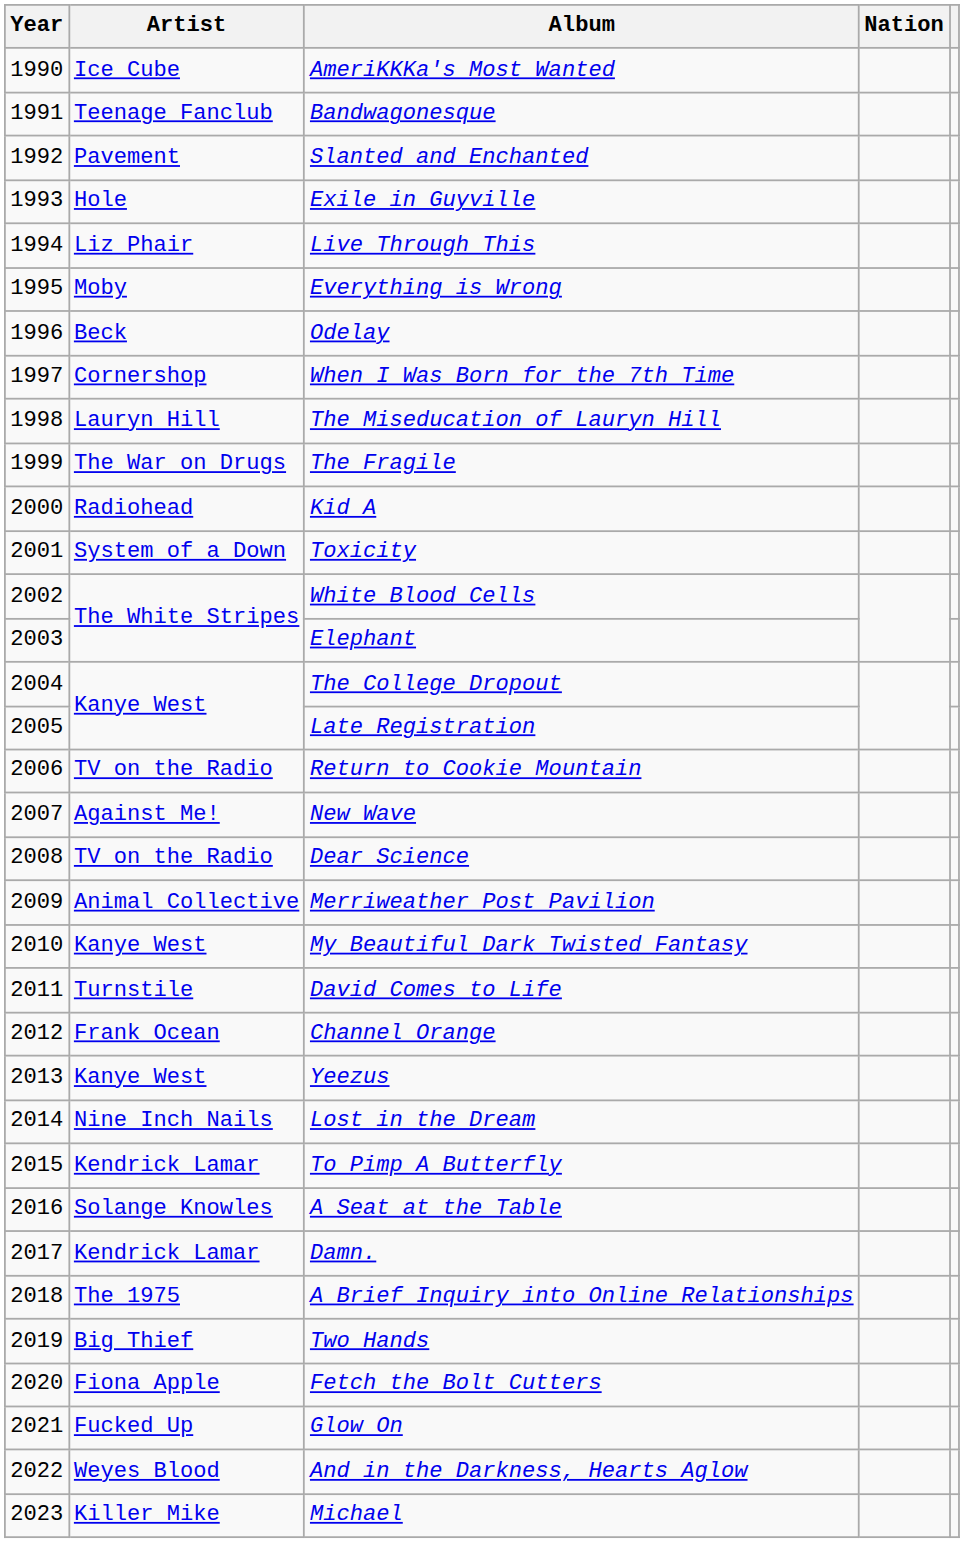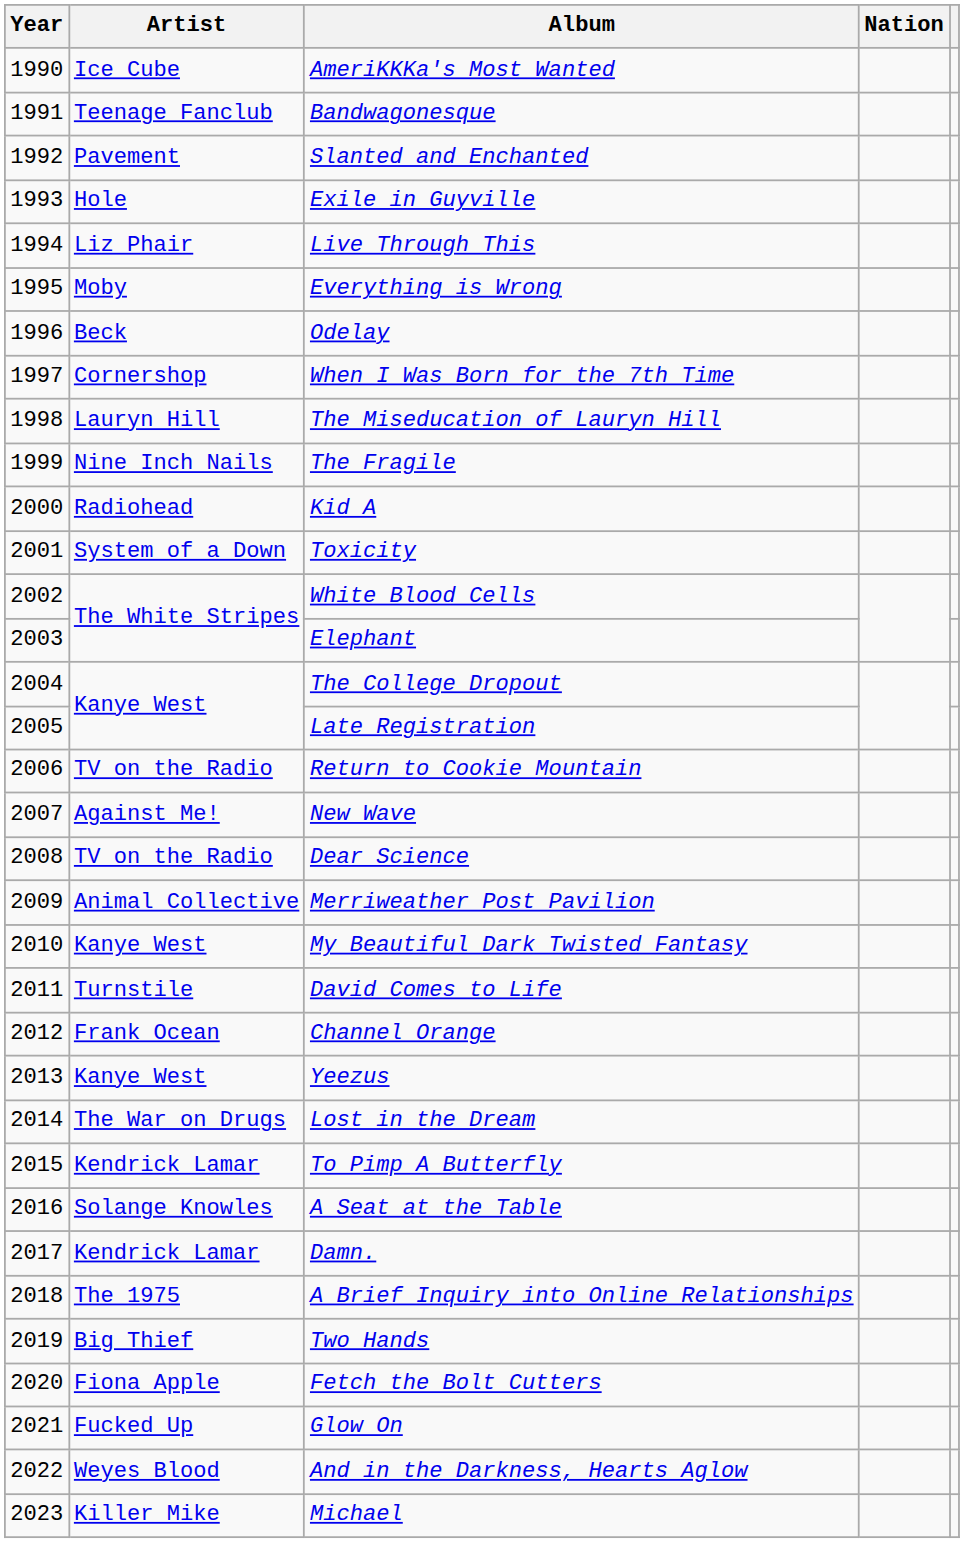(180, 465) The War on Drugs -> (173, 465) Nine Inch Nails
(173, 1122) Nine Inch Nails -> (180, 1122) The War on Drugs
